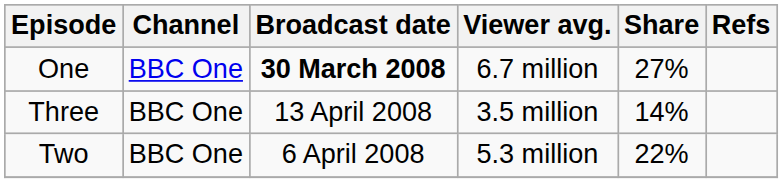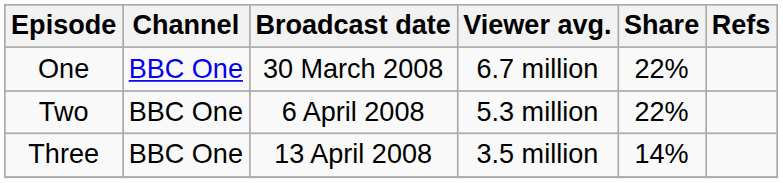(353, 68) bold -> (353, 68) normal
(662, 68) 27% -> (662, 68) 22%
rows swapped: (64, 154) <-> (64, 111)
